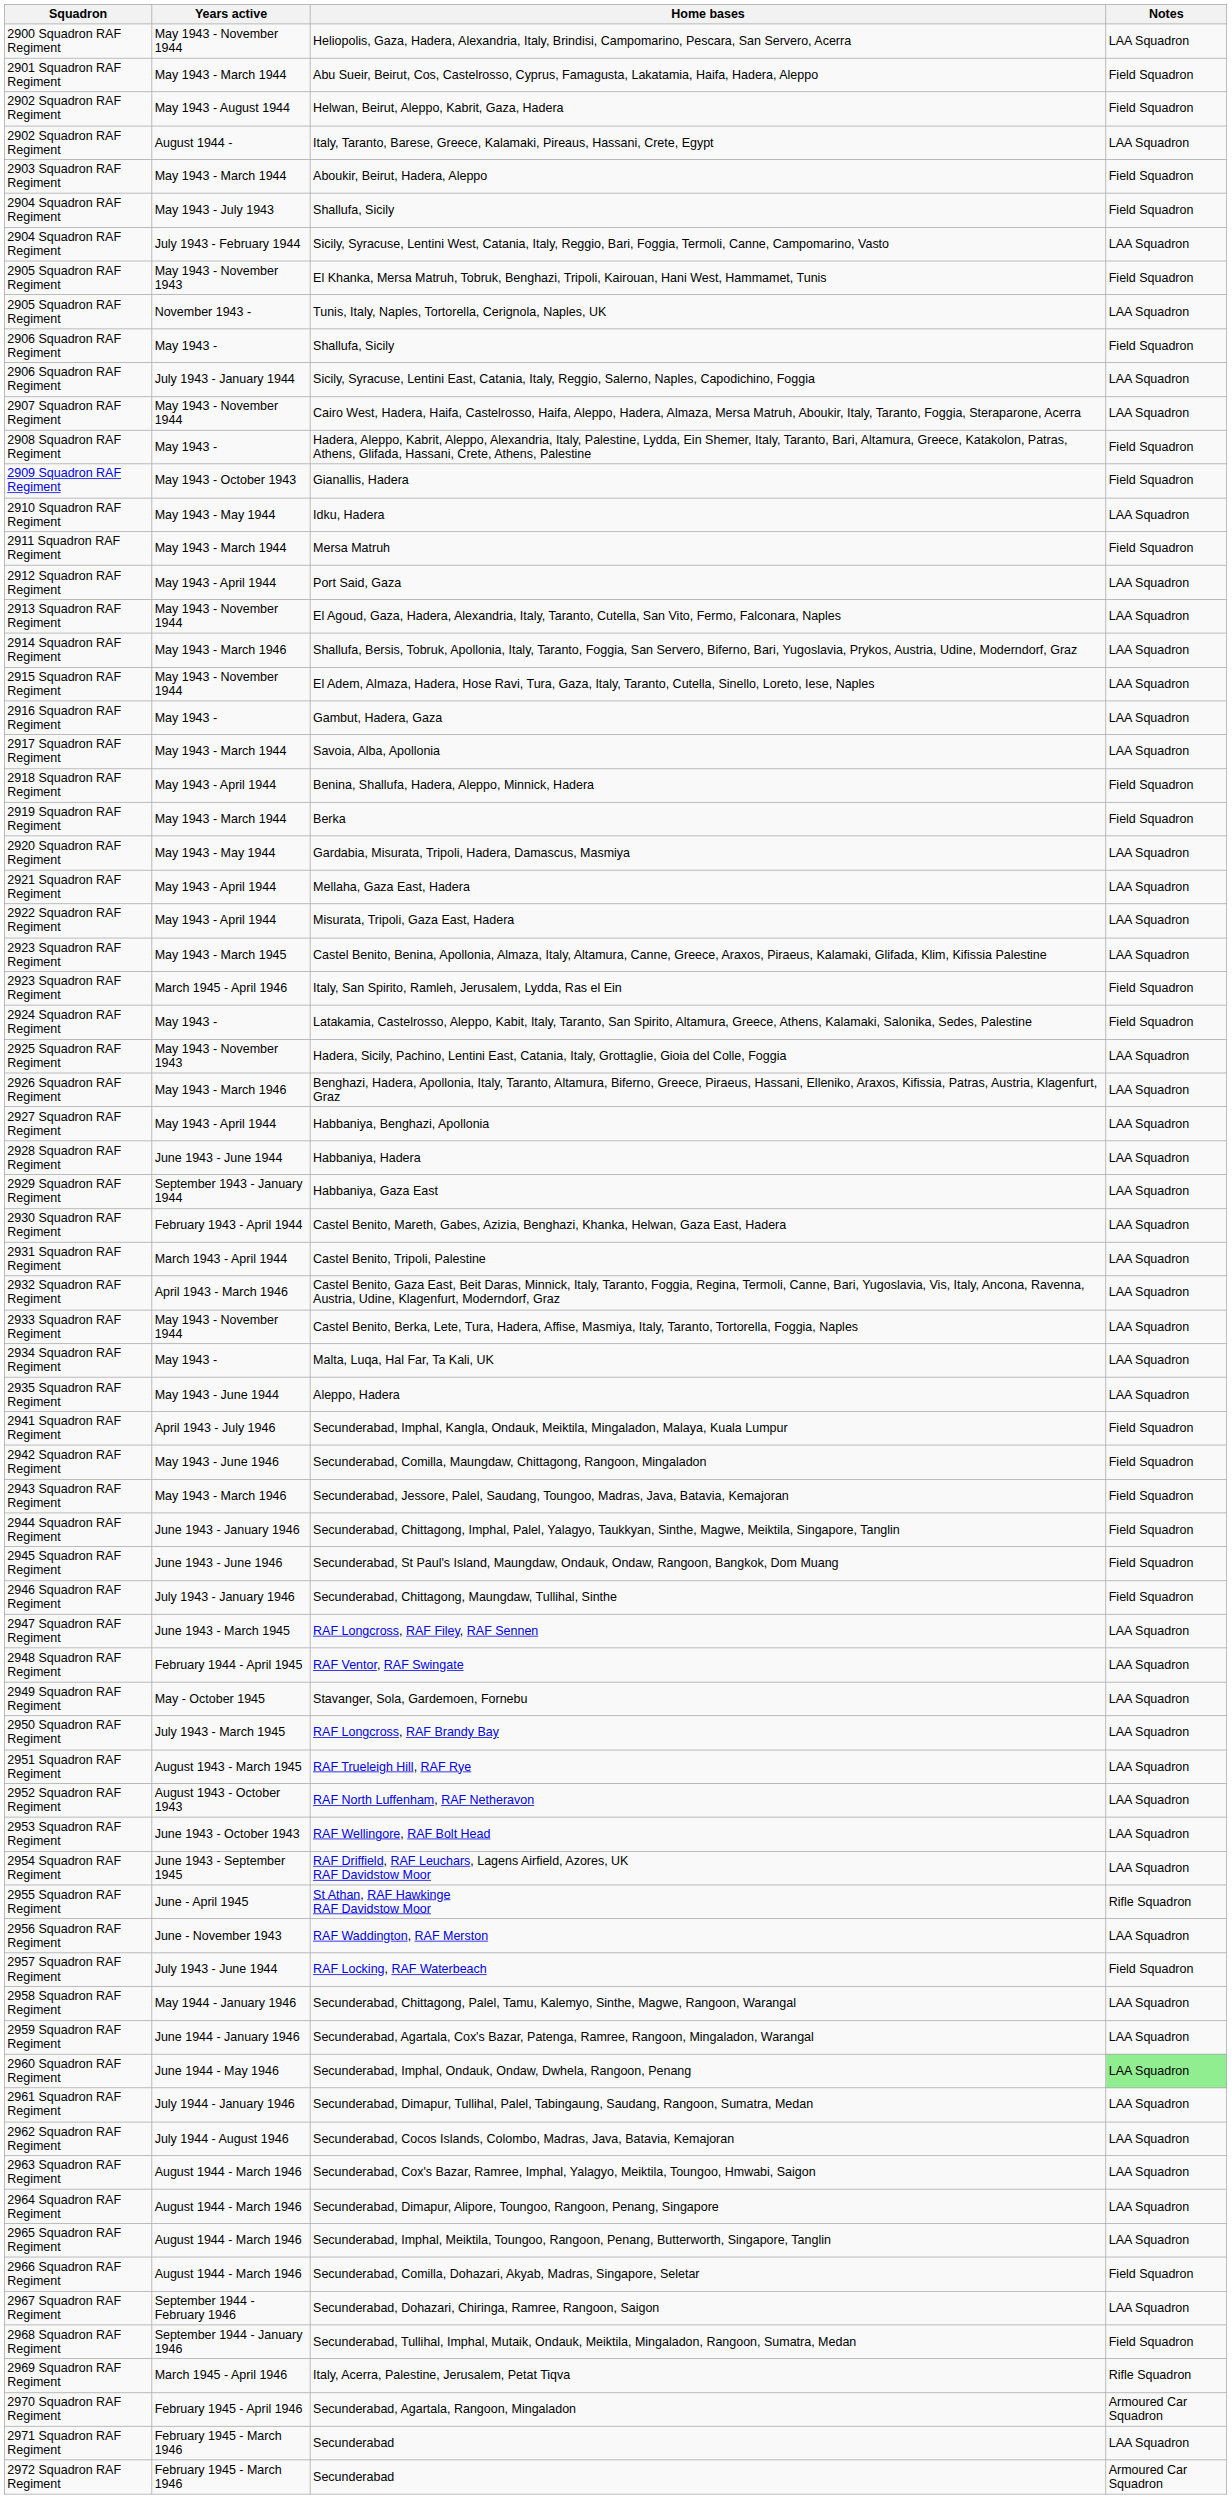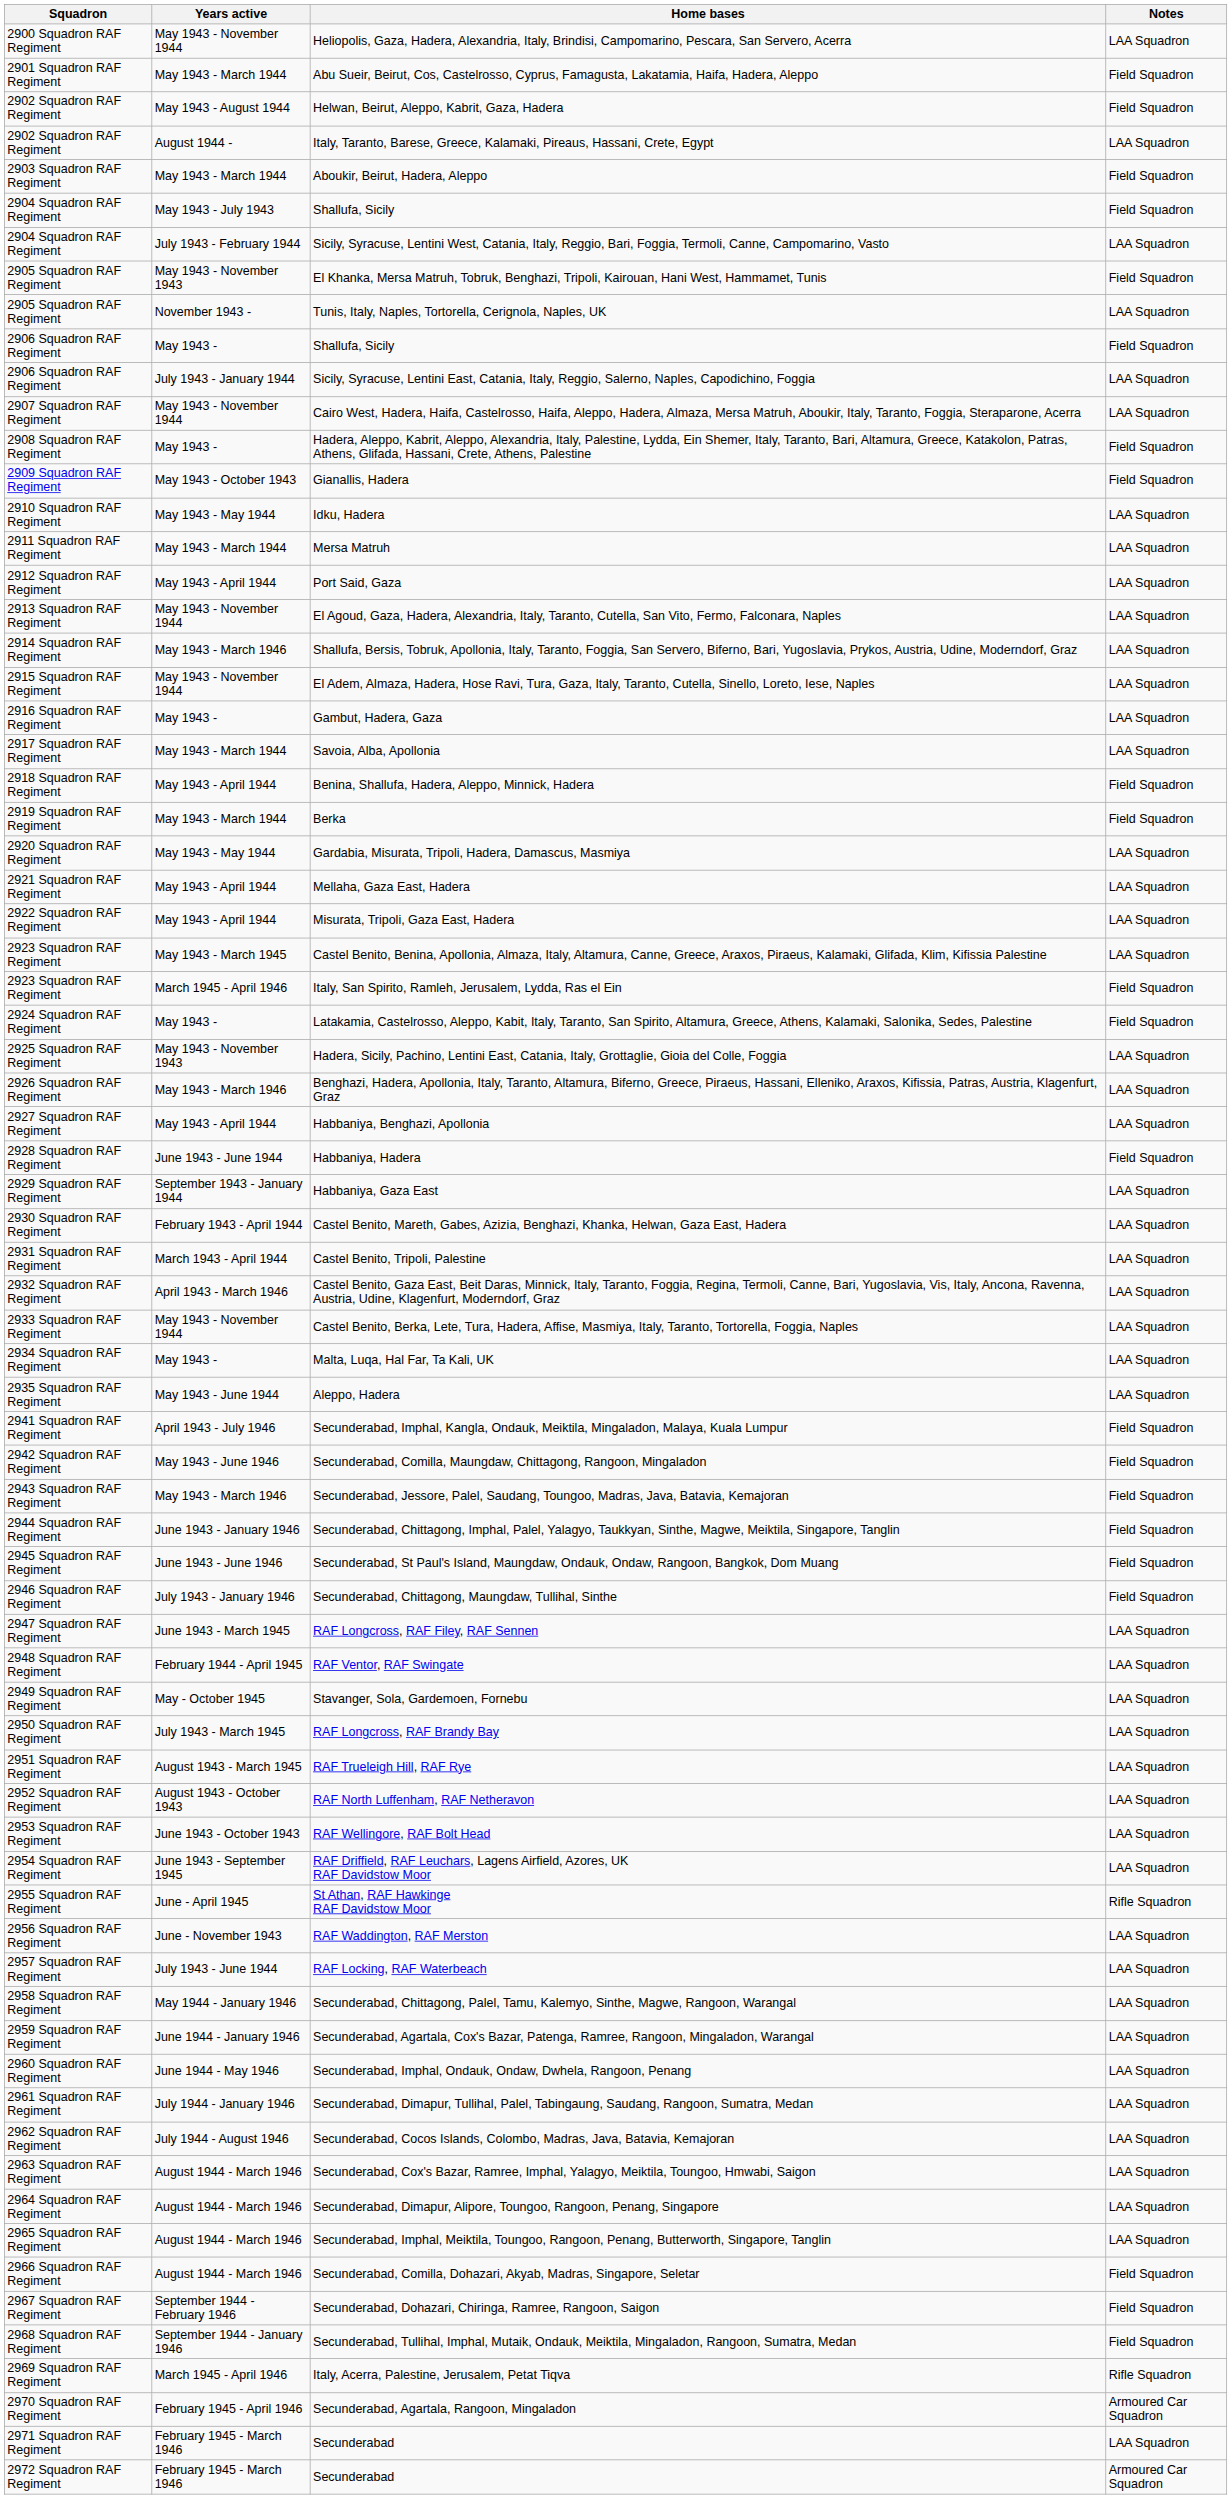(1151, 548) Field Squadron -> (1149, 548) LAA Squadron
(1149, 1157) LAA Squadron -> (1151, 1157) Field Squadron
(1151, 1969) Field Squadron -> (1149, 1969) LAA Squadron
(1149, 2071) lightgreen background -> (1149, 2071) no background
(1149, 2307) LAA Squadron -> (1151, 2307) Field Squadron
